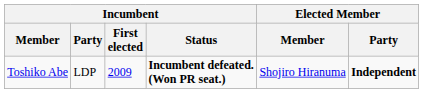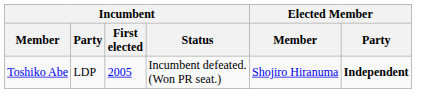(120, 72) 2009 -> (120, 72) 2005
(201, 72) bold -> (198, 72) normal
